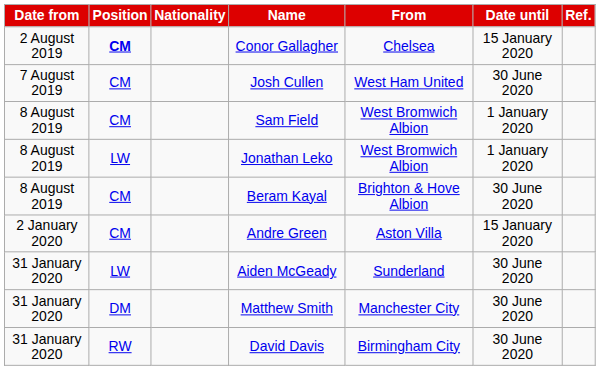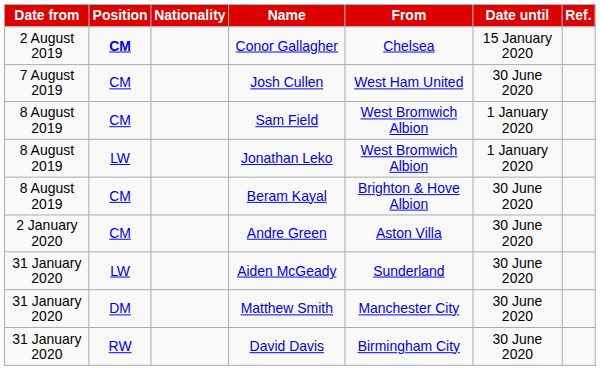(517, 234) 15 January 2020 -> (517, 234) 30 June 2020
